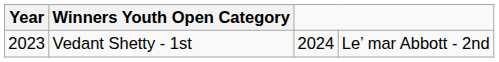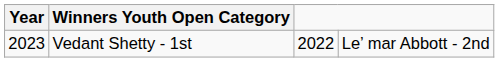(316, 43) 2024 -> (316, 43) 2022
